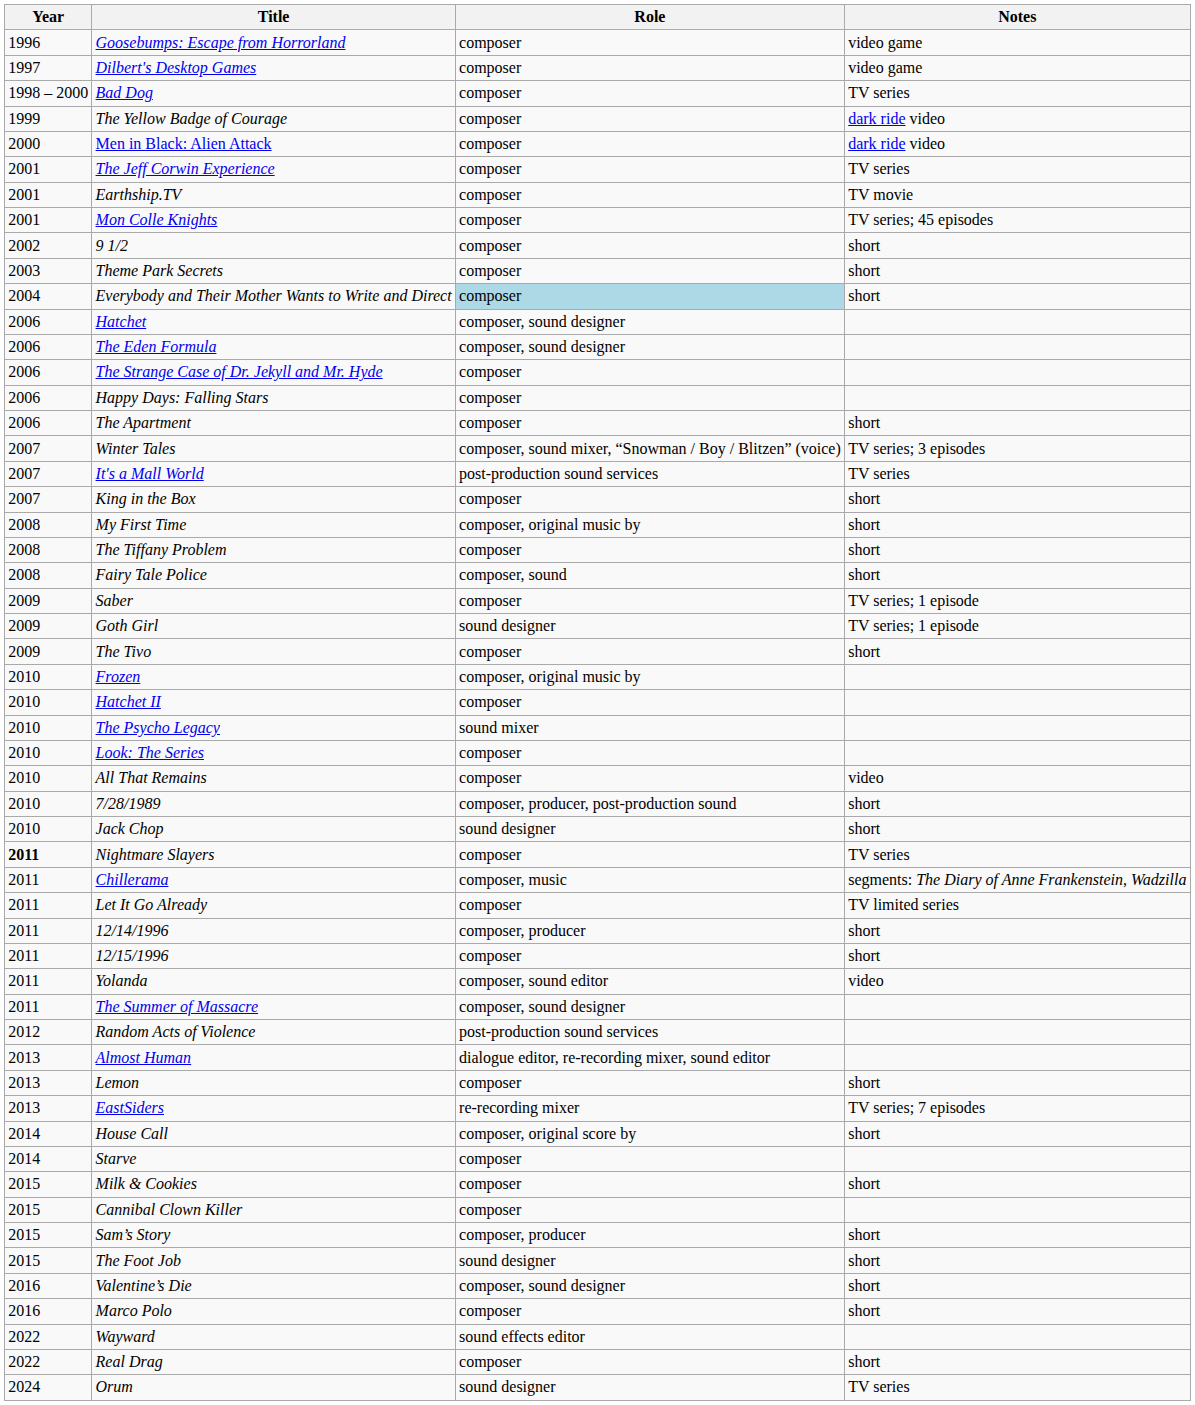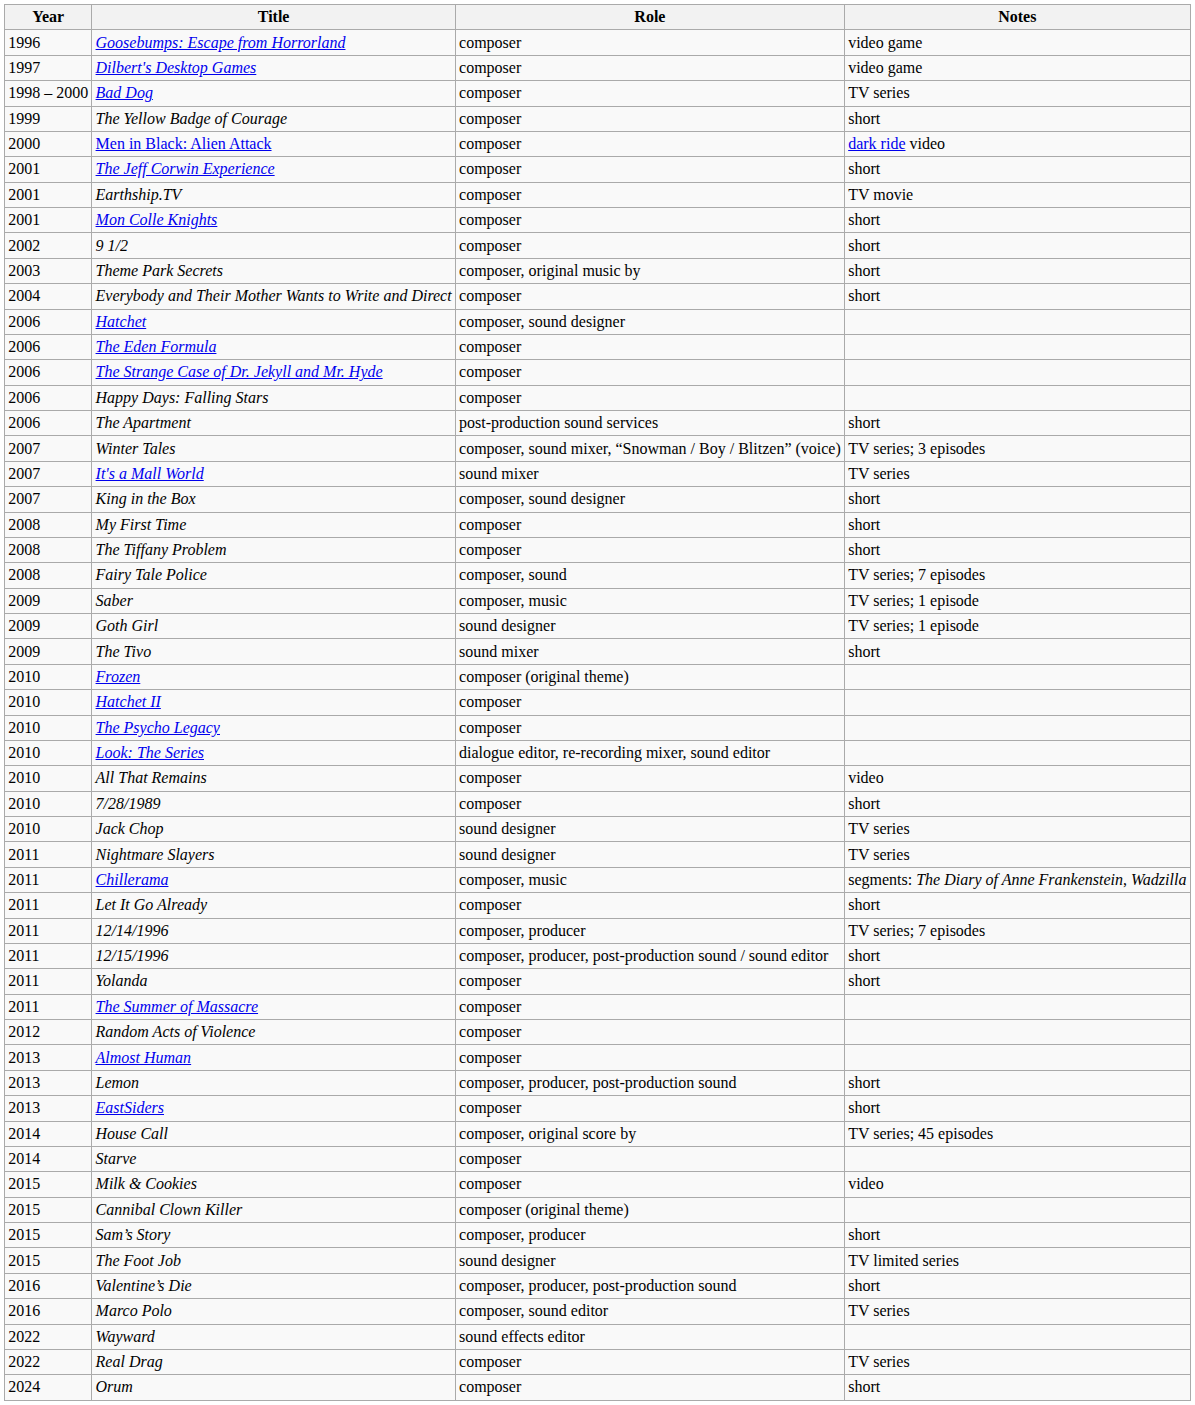(897, 118) dark ride video -> (864, 118) short
(879, 169) TV series -> (864, 169) short
(921, 220) TV series; 45 episodes -> (864, 220) short
(490, 270) composer -> (550, 270) composer, original music by
(490, 296) lightblue background -> (490, 296) no background
(542, 347) composer, sound designer -> (490, 347) composer
(490, 423) composer -> (559, 423) post-production sound services
(559, 473) post-production sound services -> (499, 473) sound mixer
(490, 499) composer -> (542, 499) composer, sound designer
(550, 524) composer, original music by -> (490, 524) composer
(864, 575) short -> (917, 575) TV series; 7 episodes
(490, 600) composer -> (513, 600) composer, music
(490, 651) composer -> (499, 651) sound mixer
(550, 676) composer, original music by -> (544, 676) composer (original theme)
(499, 727) sound mixer -> (490, 727) composer
(490, 753) composer -> (615, 753) dialogue editor, re-recording mixer, sound editor
(598, 803) composer, producer, post-production sound -> (490, 803) composer
(864, 829) short -> (879, 829) TV series
(24, 854) bold -> (24, 854) normal
(490, 854) composer -> (507, 854) sound designer
(904, 905) TV limited series -> (864, 905) short
(864, 930) short -> (917, 930) TV series; 7 episodes
(490, 956) composer -> (644, 956) composer, producer, post-production sound / sound editor
(534, 981) composer, sound editor -> (490, 981) composer
(866, 981) video -> (864, 981) short
(542, 1006) composer, sound designer -> (490, 1006) composer
(559, 1032) post-production sound services -> (490, 1032) composer
(615, 1057) dialogue editor, re-recording mixer, sound editor -> (490, 1057) composer
(490, 1082) composer -> (598, 1082) composer, producer, post-production sound
(519, 1108) re-recording mixer -> (490, 1108) composer
(917, 1108) TV series; 7 episodes -> (864, 1108) short
(864, 1133) short -> (921, 1133) TV series; 45 episodes
(864, 1184) short -> (866, 1184) video
(490, 1209) composer -> (544, 1209) composer (original theme)
(864, 1260) short -> (904, 1260) TV limited series
(542, 1285) composer, sound designer -> (598, 1285) composer, producer, post-production sound
(490, 1311) composer -> (534, 1311) composer, sound editor
(864, 1311) short -> (879, 1311) TV series
(864, 1362) short -> (879, 1362) TV series
(507, 1387) sound designer -> (490, 1387) composer
(879, 1387) TV series -> (864, 1387) short
